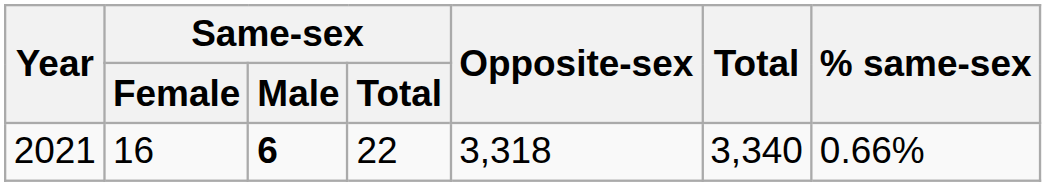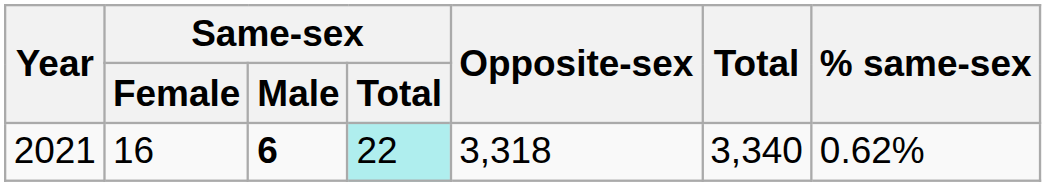(377, 151) no background -> (377, 151) paleturquoise background
(872, 151) 0.66% -> (872, 151) 0.62%
